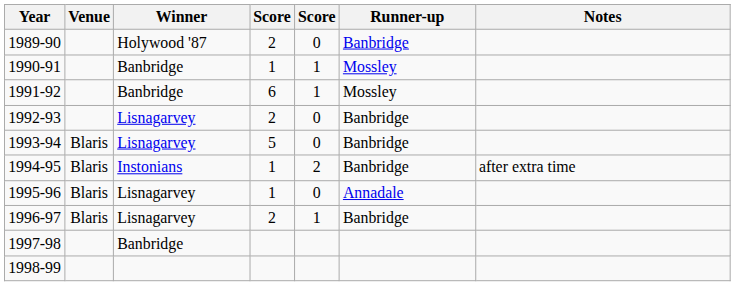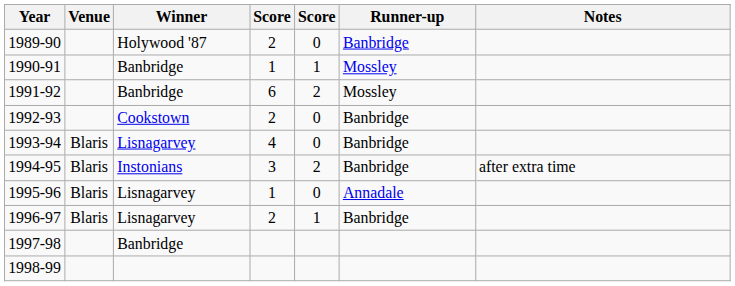(317, 92) 1 -> (317, 92) 2
(156, 117) Lisnagarvey -> (153, 117) Cookstown
(272, 142) 5 -> (272, 142) 4
(272, 167) 1 -> (272, 167) 3
